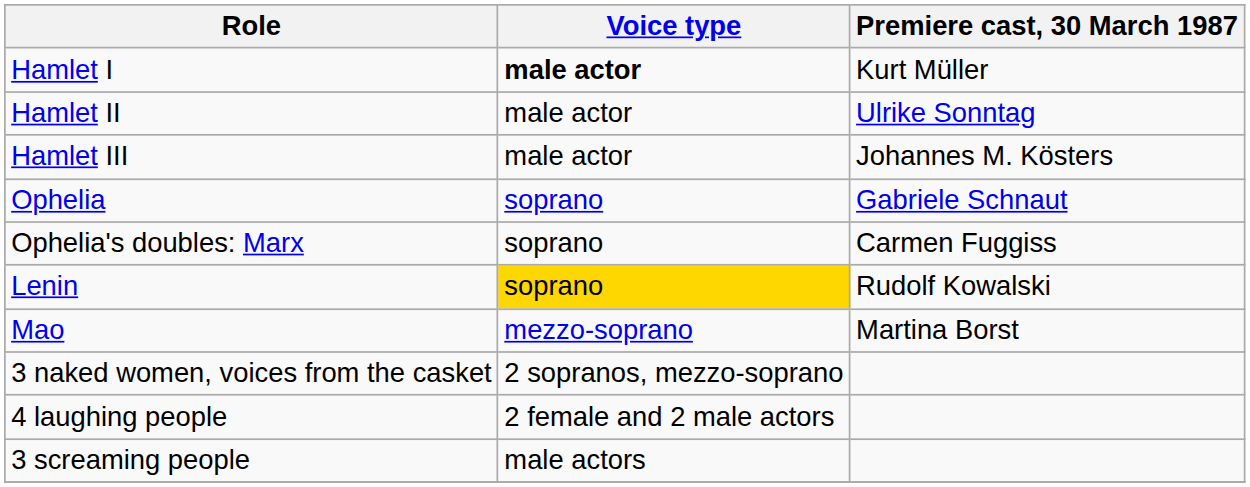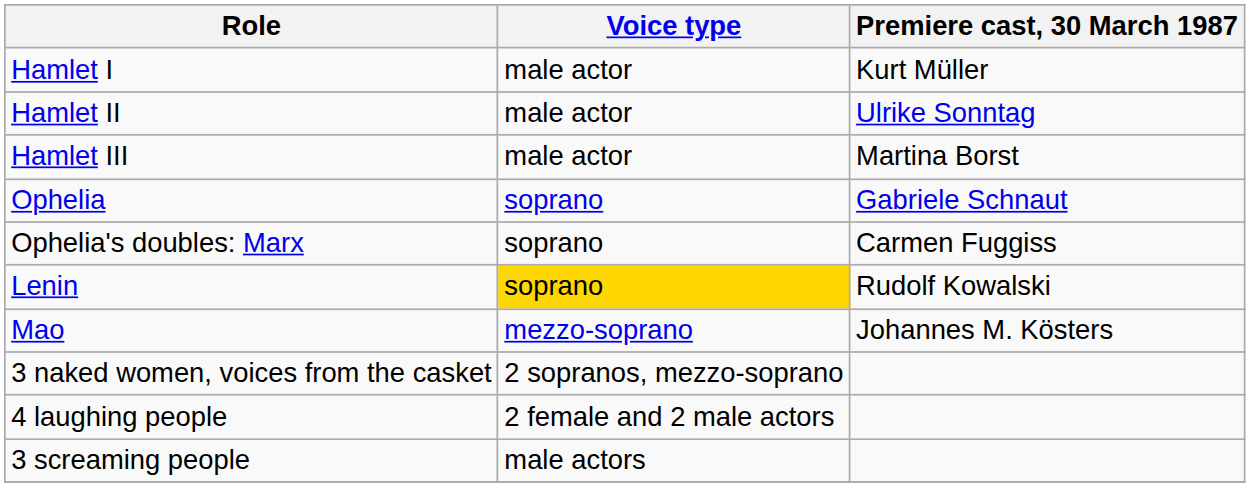(573, 69) bold -> (568, 69) normal
(985, 156) Johannes M. Kösters -> (937, 156) Martina Borst
(937, 329) Martina Borst -> (985, 329) Johannes M. Kösters
